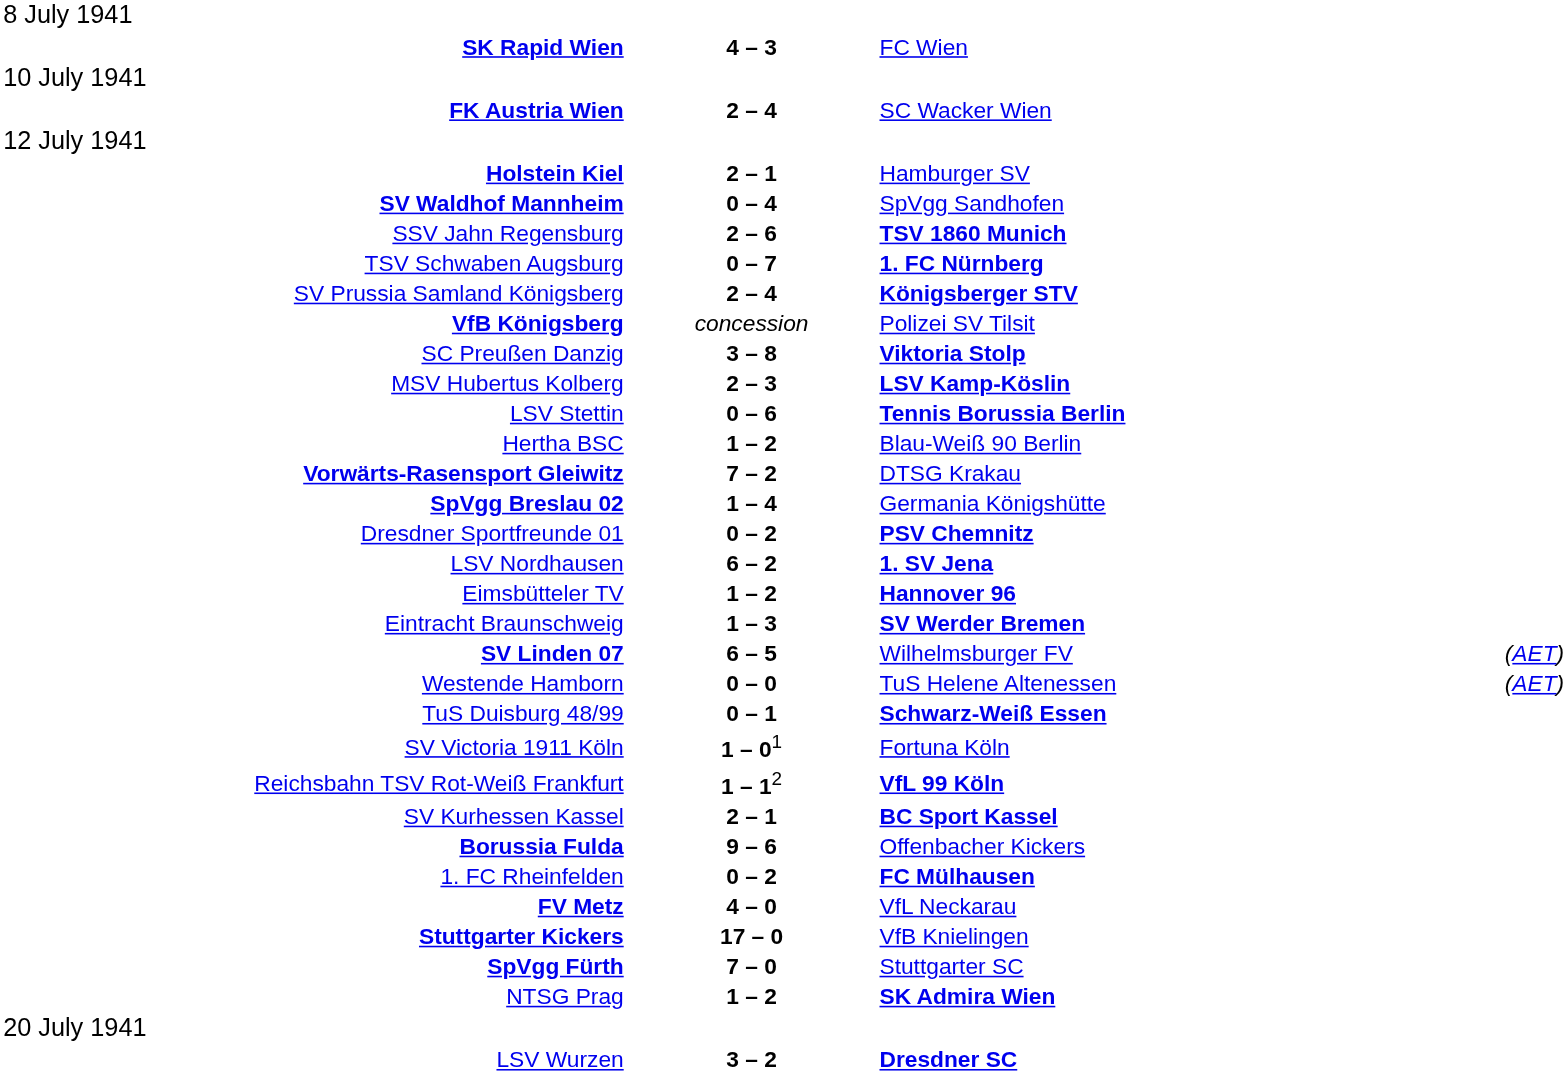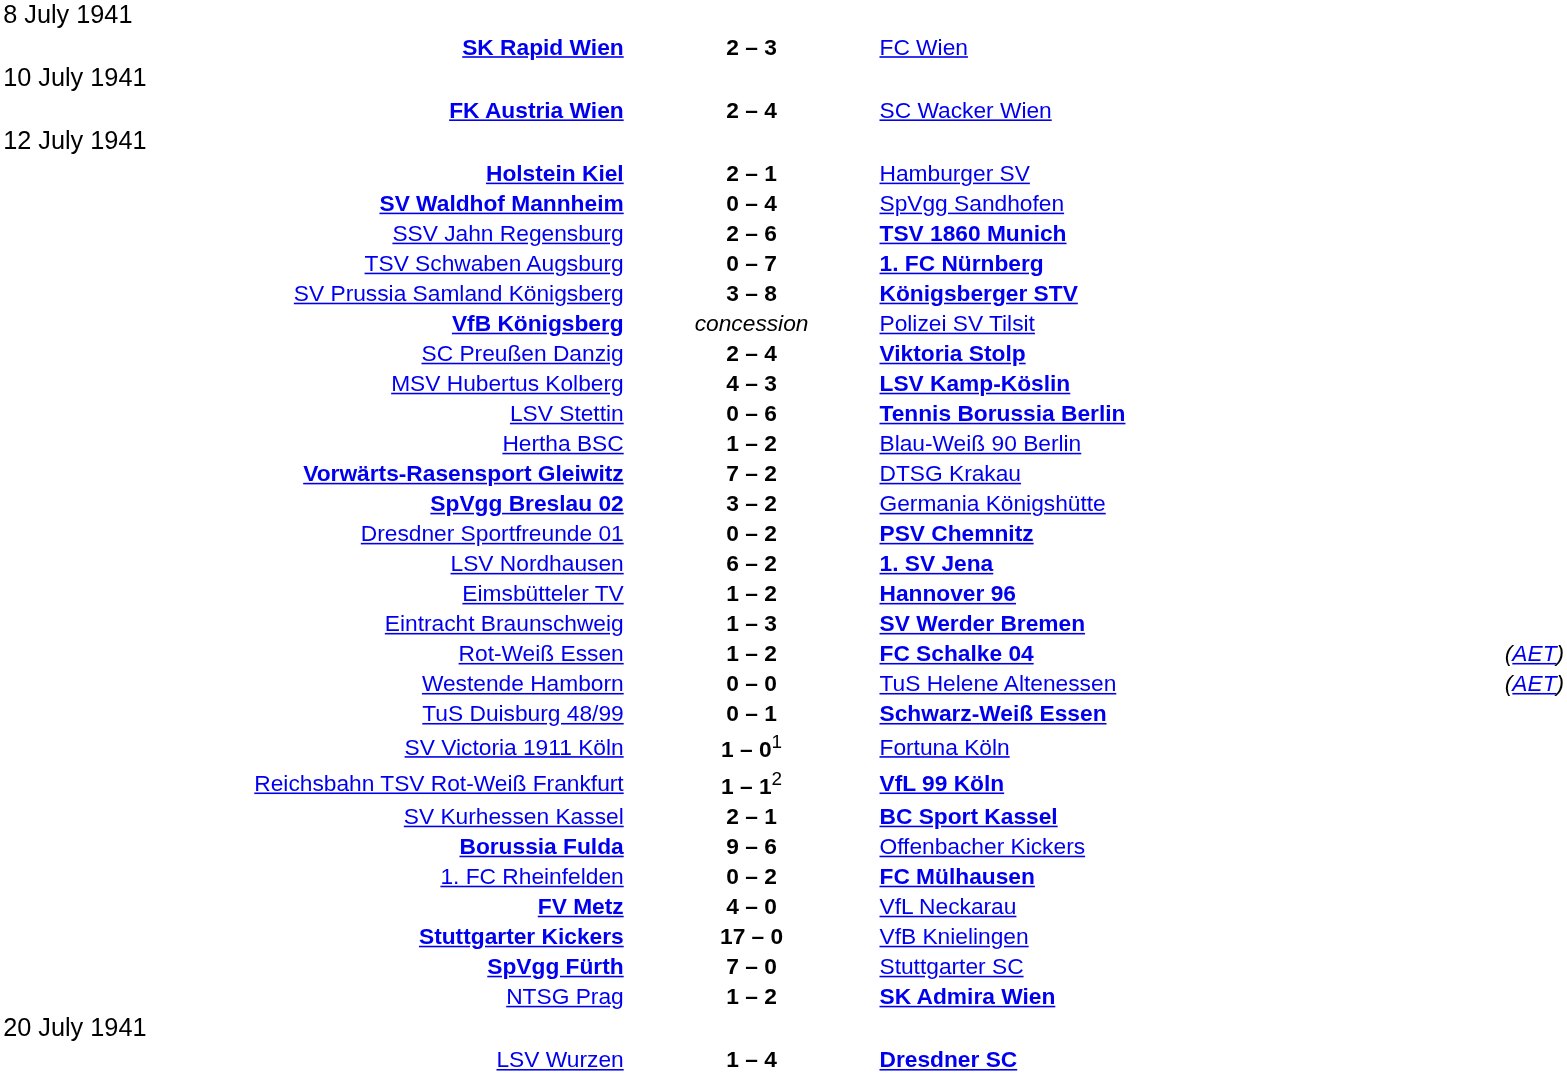(752, 47) 4 – 3 -> (752, 47) 2 – 3
(752, 293) 2 – 4 -> (752, 293) 3 – 8
(752, 353) 3 – 8 -> (752, 353) 2 – 4
(752, 383) 2 – 3 -> (752, 383) 4 – 3
(752, 503) 1 – 4 -> (752, 503) 3 – 2
- row: (552, 653)
+ row: (541, 653)
(752, 1059) 3 – 2 -> (752, 1059) 1 – 4
